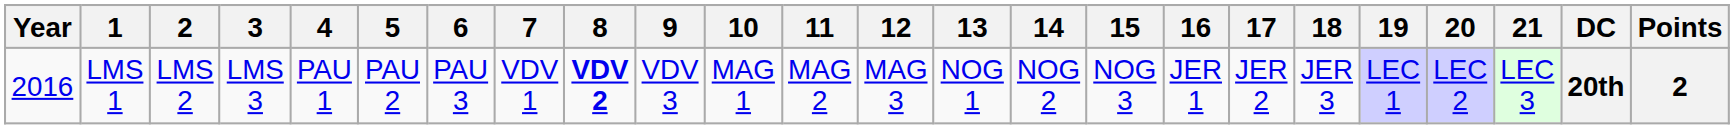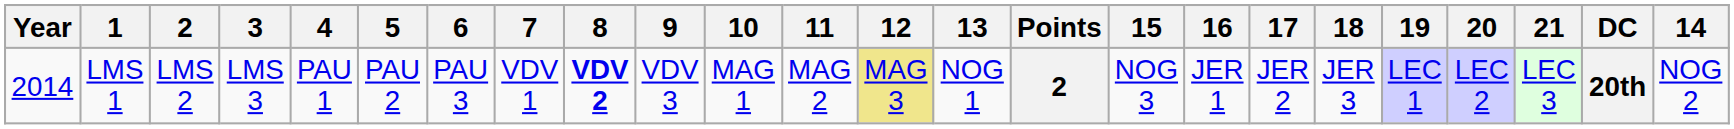columns swapped: (1049, 26) <-> (1680, 26)
(42, 86) 2016 -> (42, 86) 2014
(896, 86) no background -> (896, 86) khaki background
